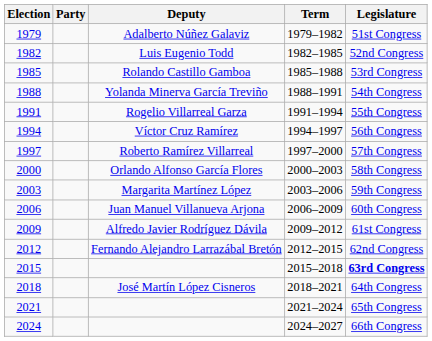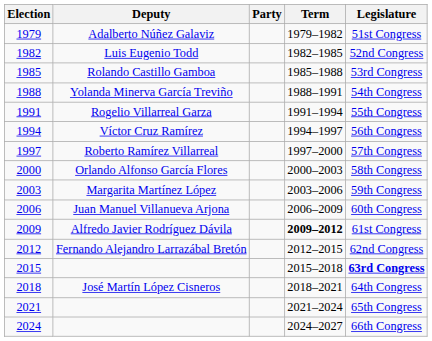columns swapped: (186, 14) <-> (71, 14)
(315, 229) normal -> (315, 229) bold
